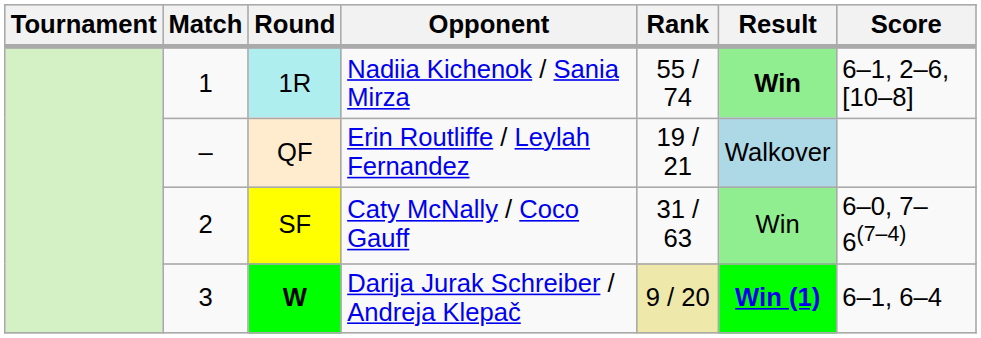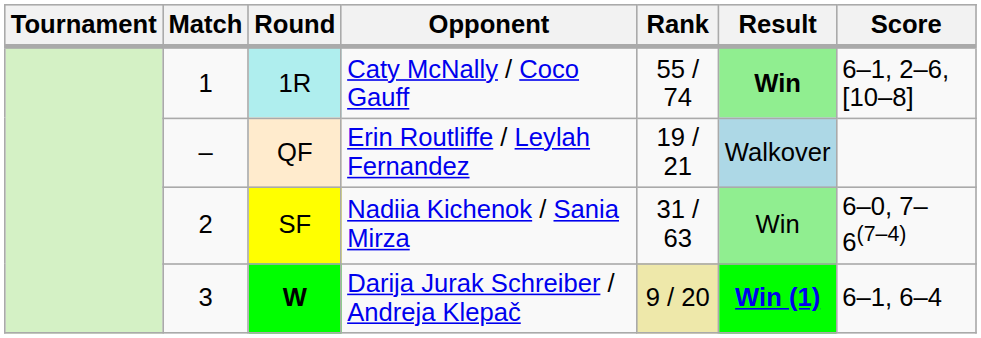(483, 82) Nadiia Kichenok / Sania Mirza -> (463, 82) Caty McNally / Coco Gauff
(463, 225) Caty McNally / Coco Gauff -> (483, 225) Nadiia Kichenok / Sania Mirza
